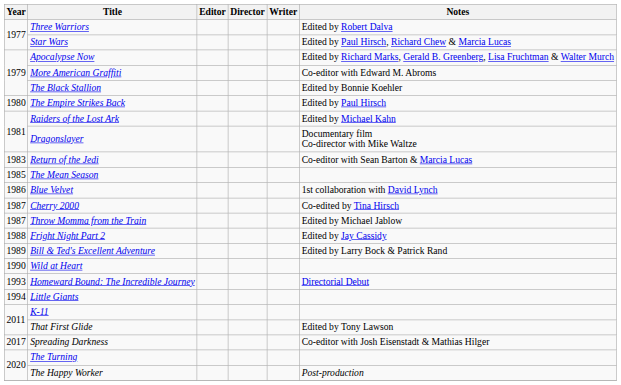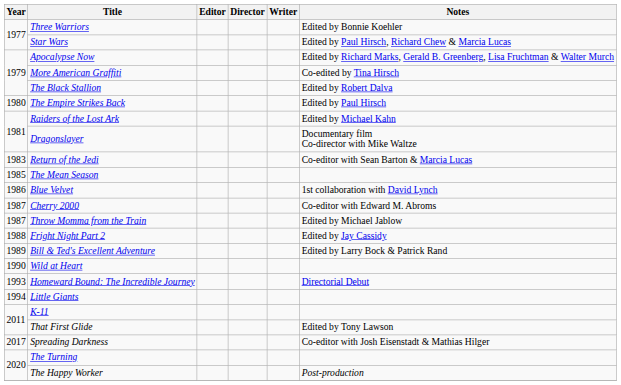(347, 27) Edited by Robert Dalva -> (352, 27) Edited by Bonnie Koehler
(369, 73) Co-editor with Edward M. Abroms -> (350, 73) Co-edited by Tina Hirsch
(352, 88) Edited by Bonnie Koehler -> (347, 88) Edited by Robert Dalva
(350, 205) Co-edited by Tina Hirsch -> (369, 205) Co-editor with Edward M. Abroms
